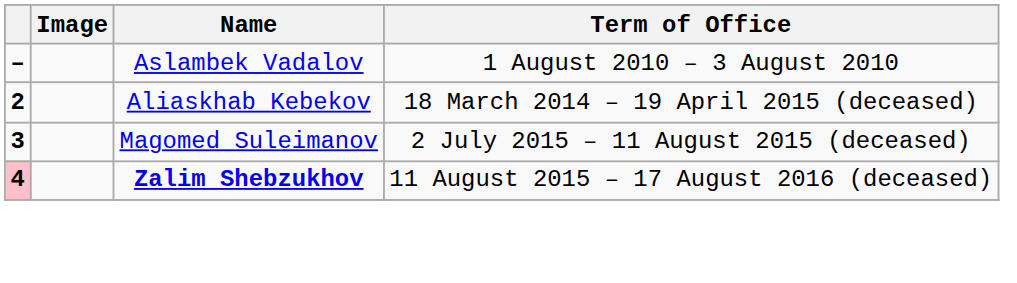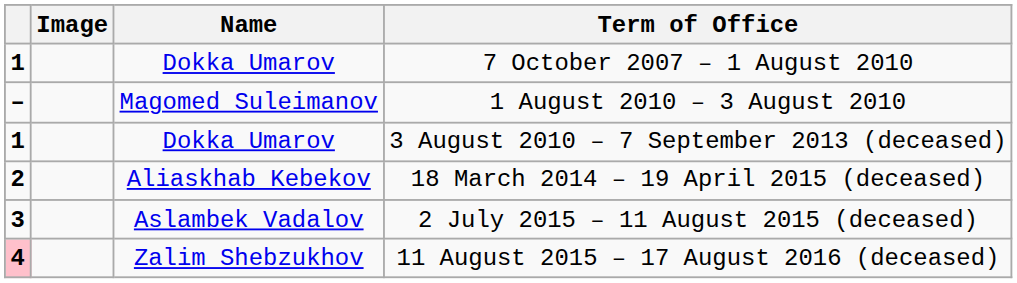+ row: (698, 63)
(249, 63) Aslambek Vadalov -> (249, 102) Magomed Suleimanov
+ row: (698, 141)
(249, 141) Magomed Suleimanov -> (249, 219) Aslambek Vadalov
(249, 180) bold -> (249, 258) normal
